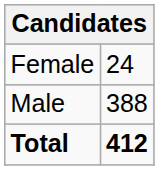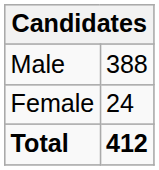rows swapped: (38, 104) <-> (52, 64)
